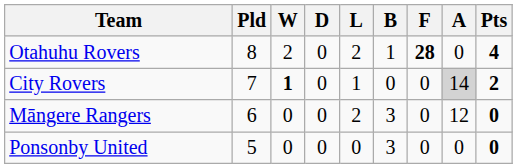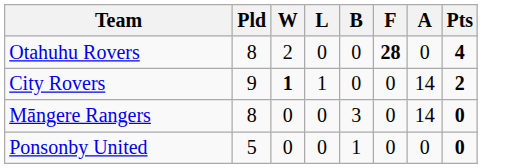- column: (322, 20)
(356, 52) 2 -> (322, 52) 0
(390, 52) 1 -> (356, 52) 0
(252, 83) 7 -> (252, 83) 9
(459, 83) lightgrey background -> (425, 83) no background
(252, 115) 6 -> (252, 115) 8
(356, 115) 2 -> (322, 115) 0
(459, 115) 12 -> (425, 115) 14
(390, 147) 3 -> (356, 147) 1
